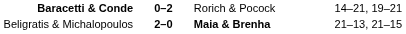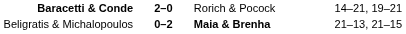(163, 9) 0–2 -> (163, 9) 2–0
(163, 24) 2–0 -> (163, 24) 0–2
